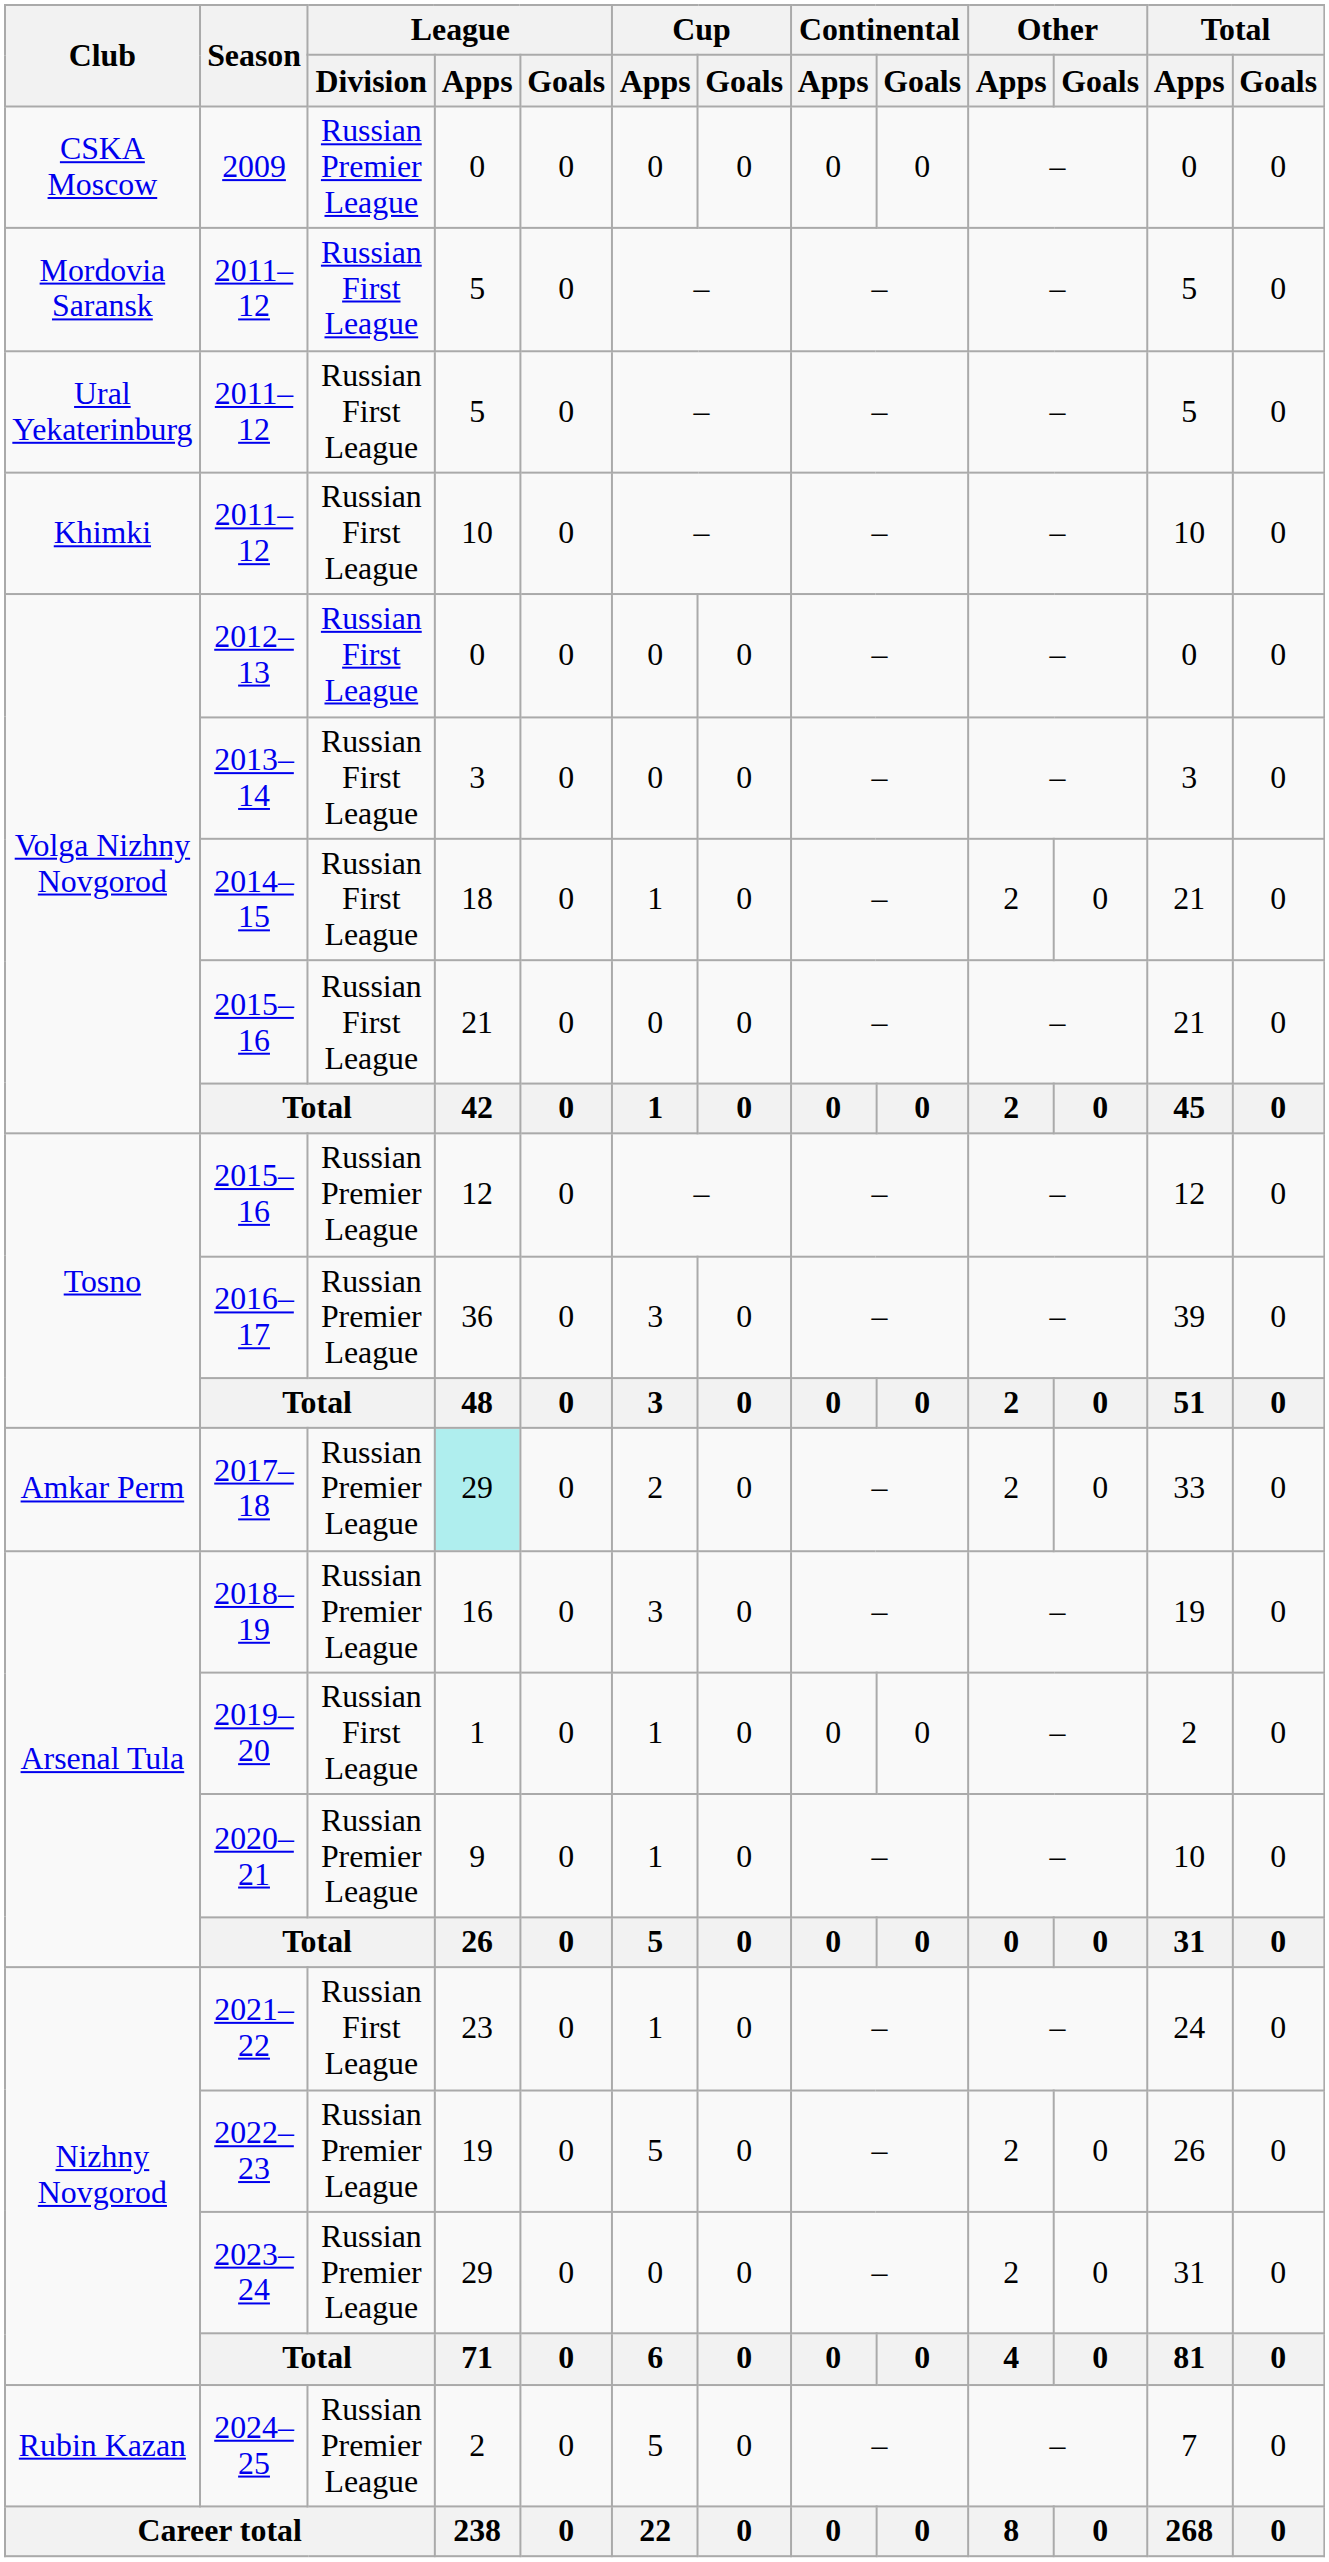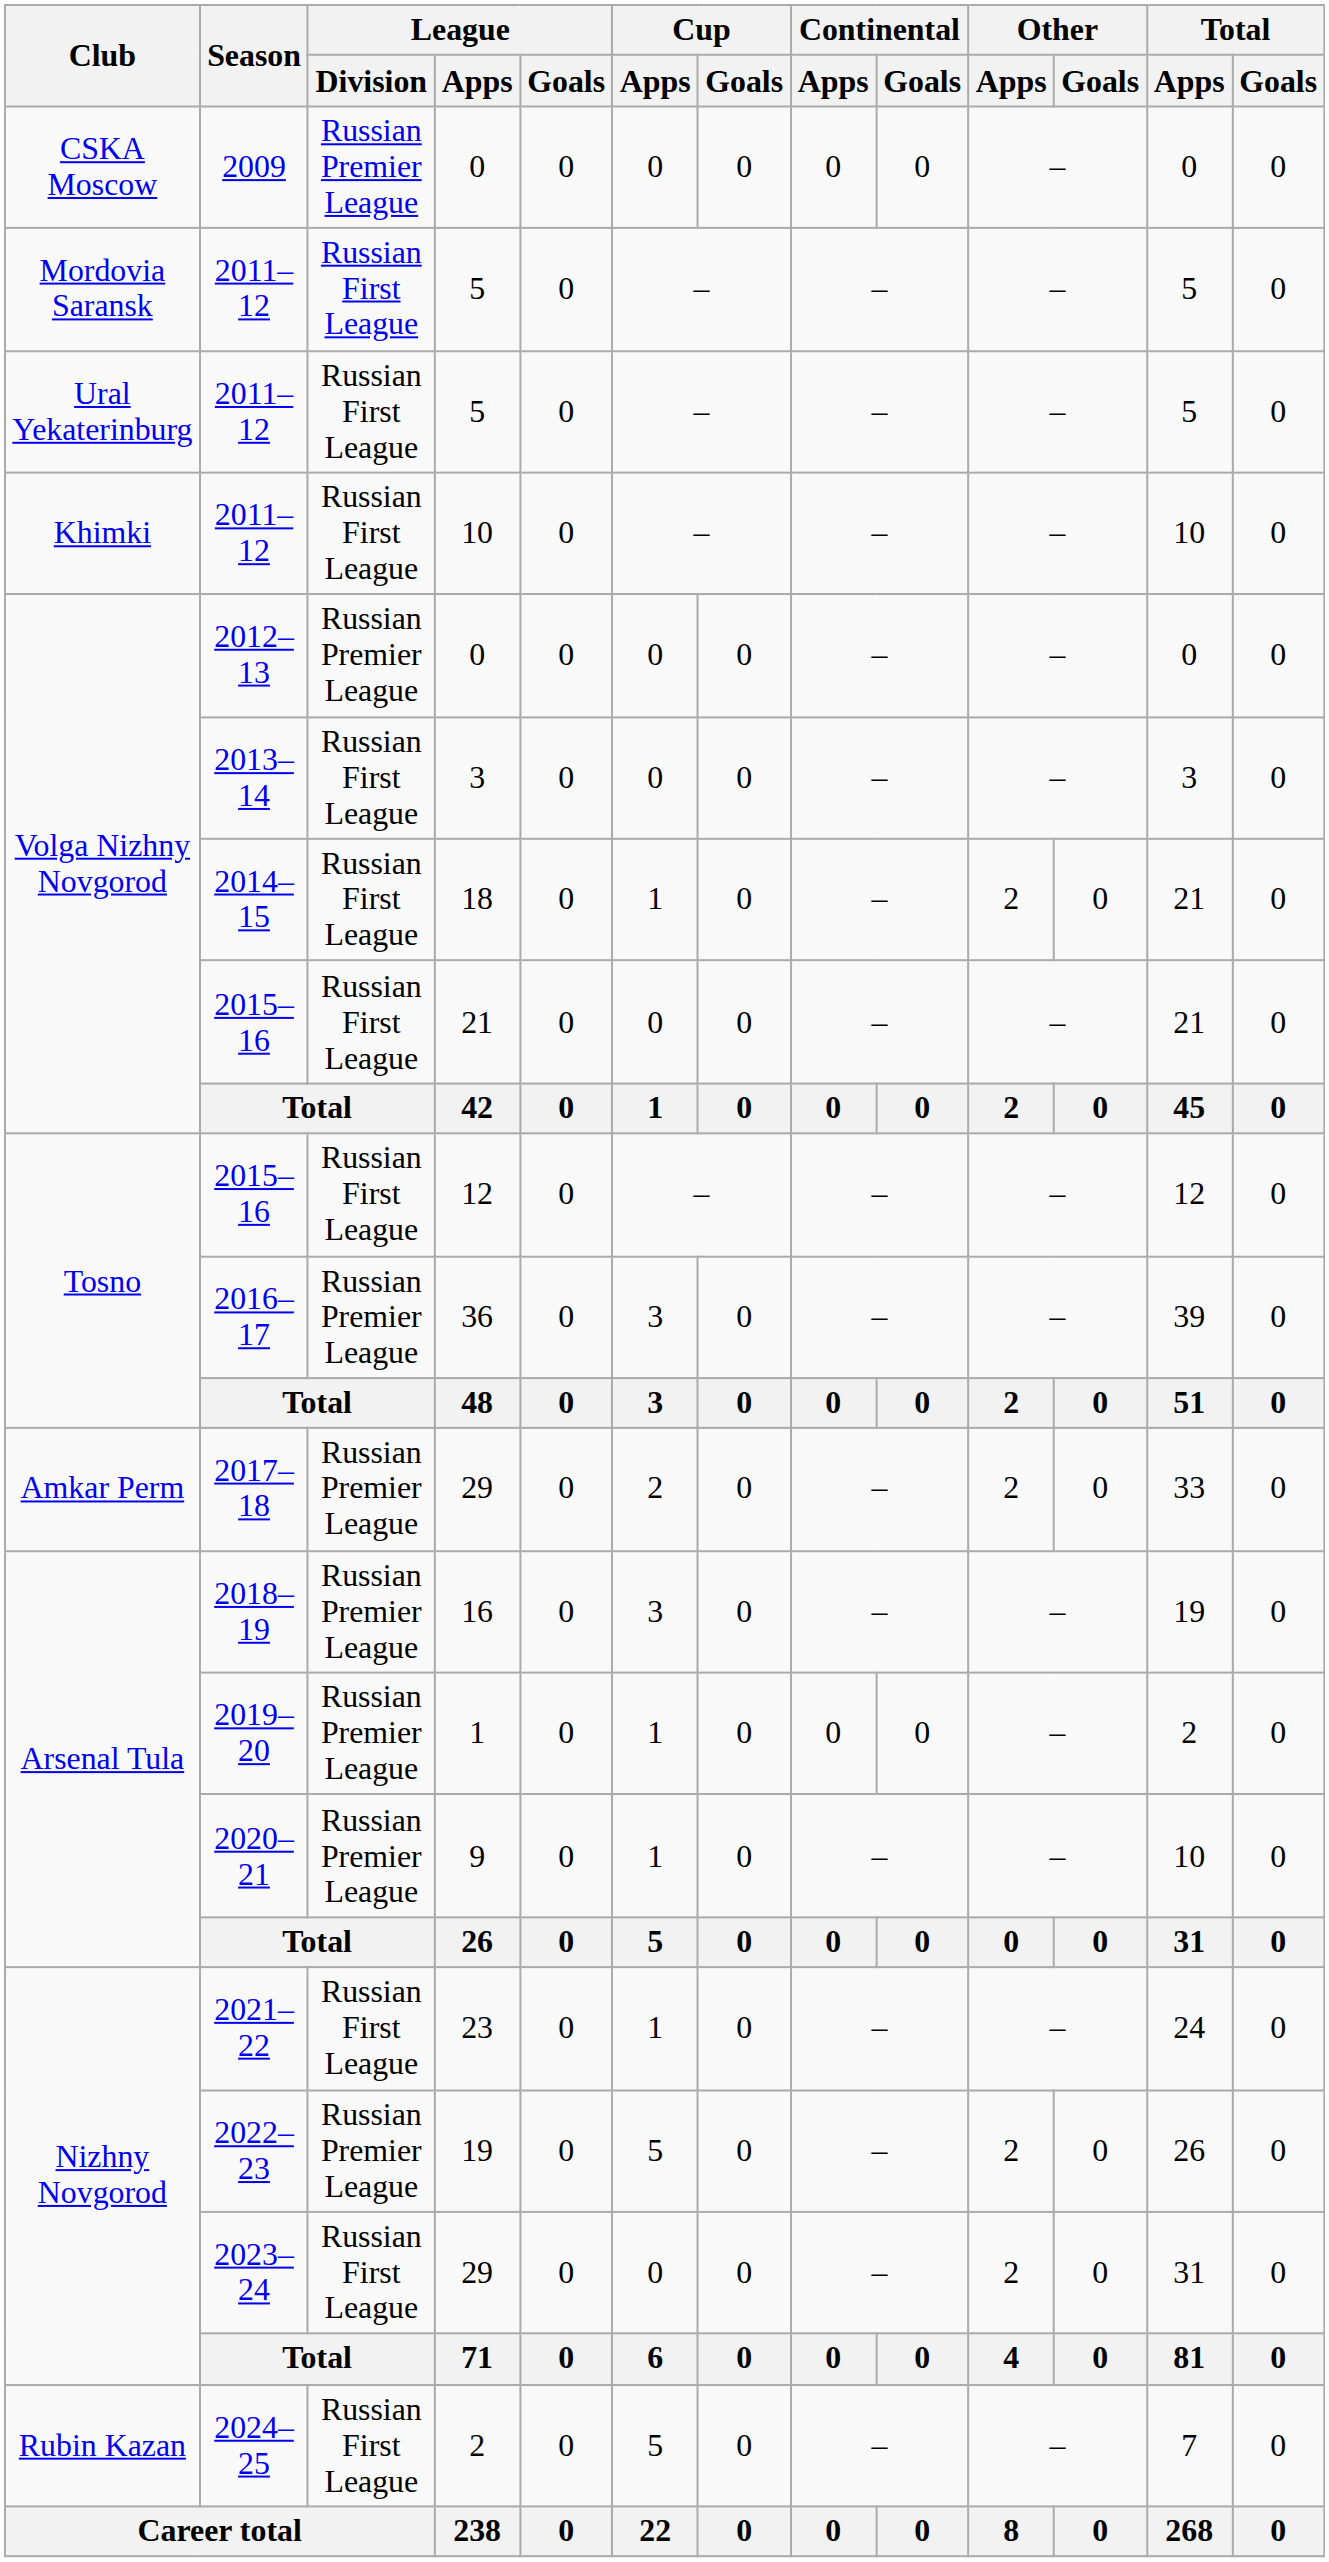(371, 655) Russian First League -> (371, 655) Russian Premier League
(371, 1194) Russian Premier League -> (371, 1194) Russian First League
(477, 1488) paleturquoise background -> (477, 1488) no background
(371, 1733) Russian First League -> (371, 1733) Russian Premier League
(371, 2272) Russian Premier League -> (371, 2272) Russian First League
(371, 2444) Russian Premier League -> (371, 2444) Russian First League
